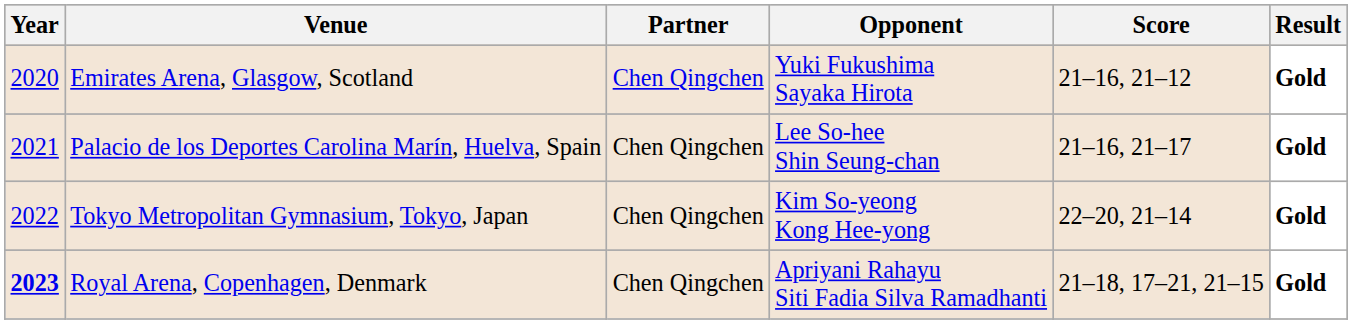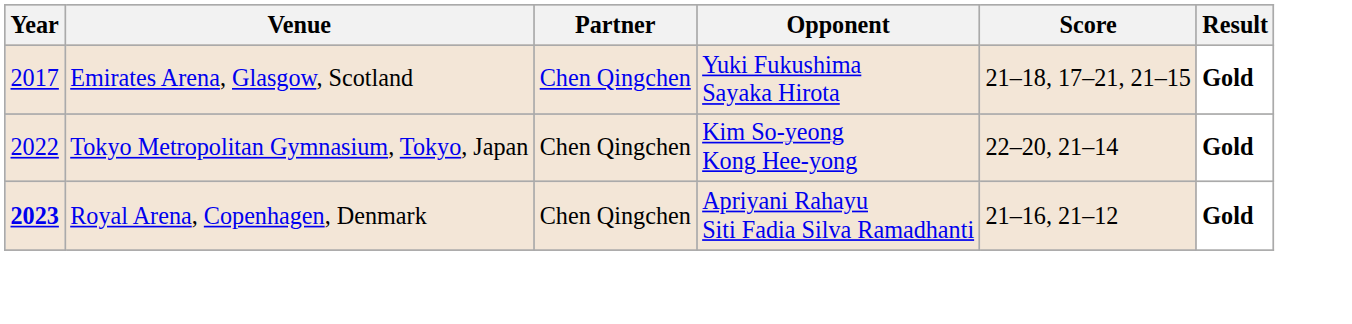(35, 79) 2020 -> (35, 79) 2017
(1125, 79) 21–16, 21–12 -> (1088, 79) 21–18, 17–21, 21–15
- row: (336, 147)
(1161, 284) 21–18, 17–21, 21–15 -> (1052, 215) 21–16, 21–12
